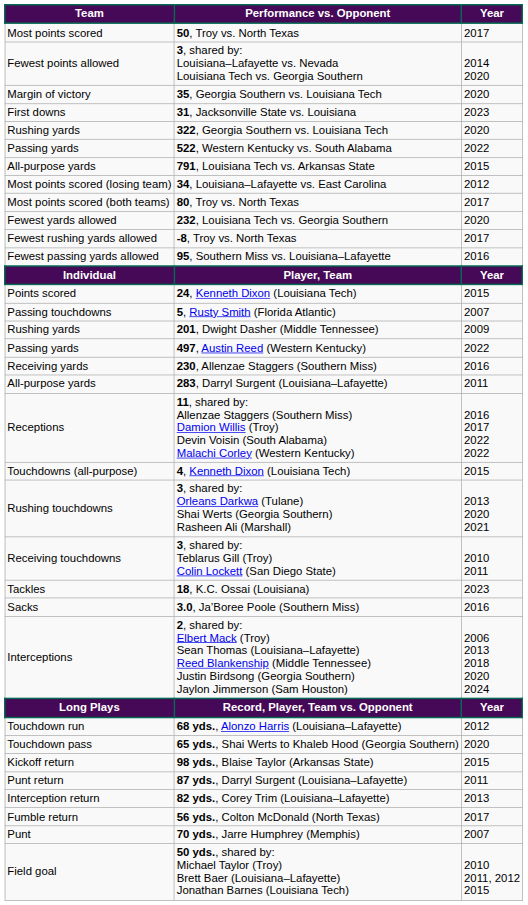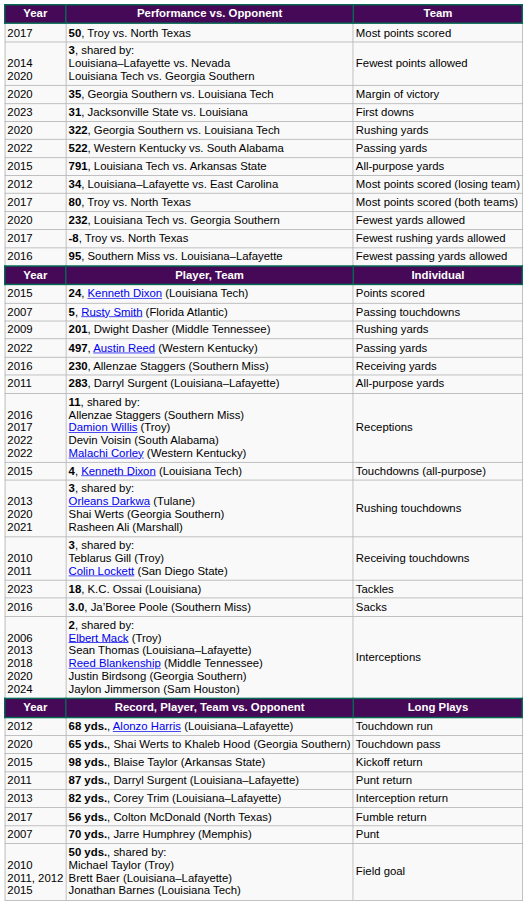columns swapped: (89, 14) <-> (492, 14)
